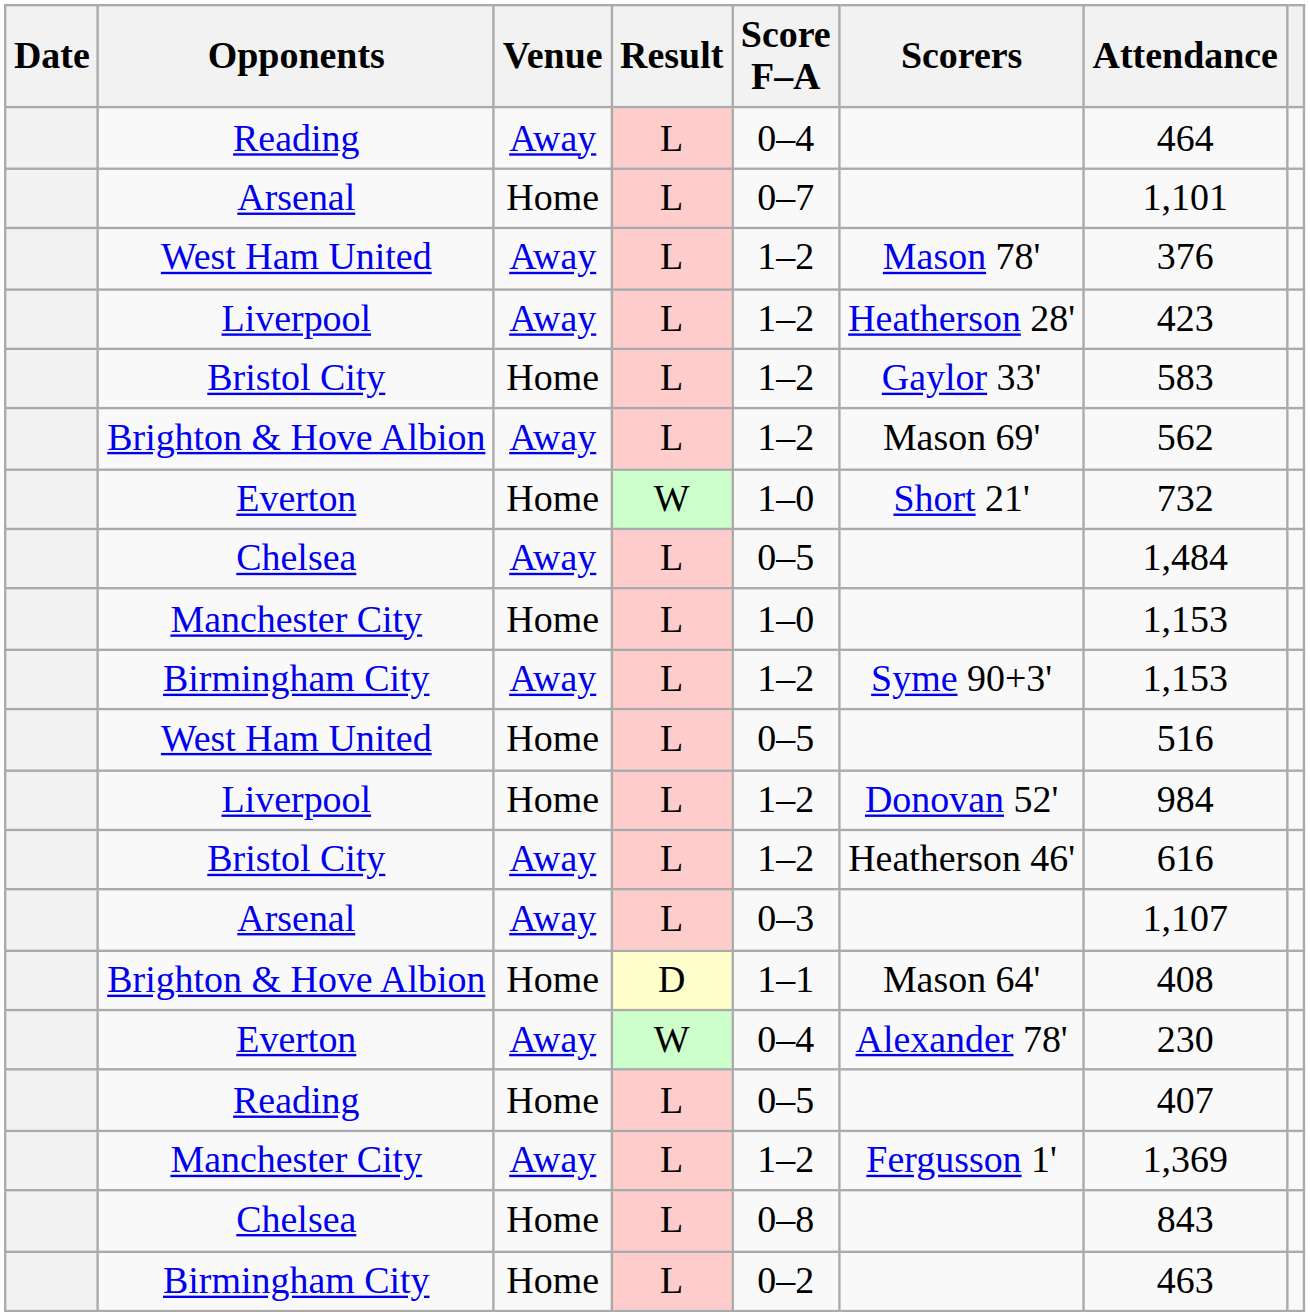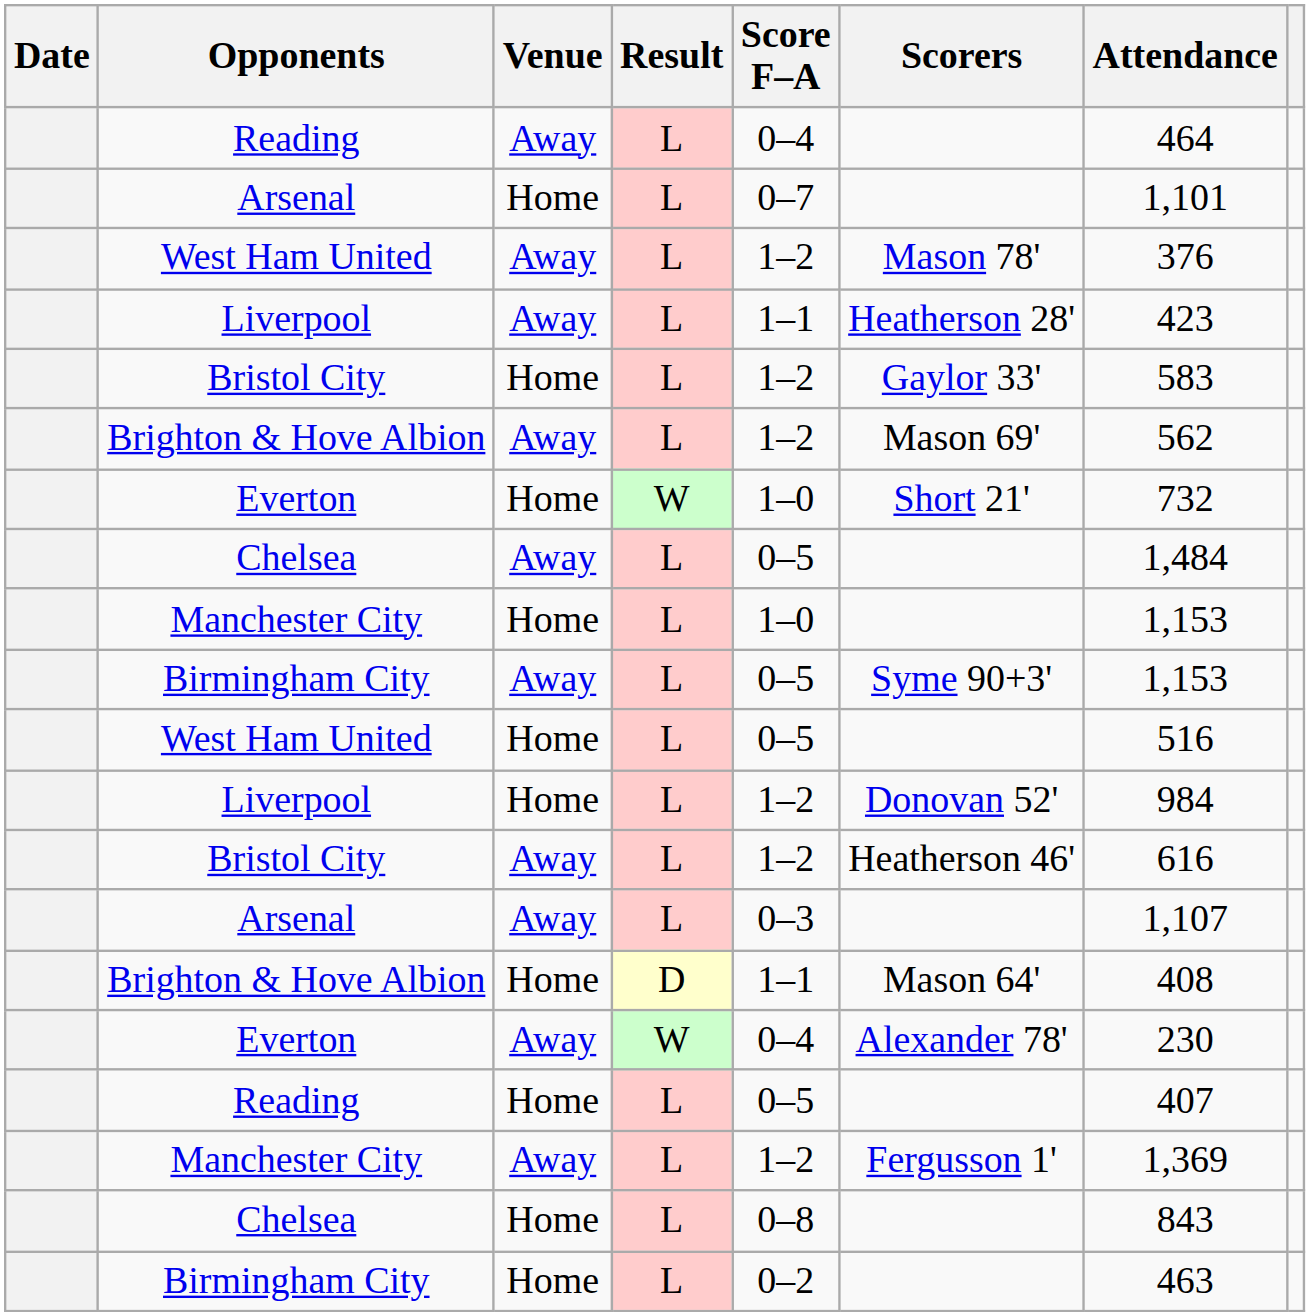(786, 317) 1–2 -> (786, 317) 1–1
(786, 678) 1–2 -> (786, 678) 0–5
